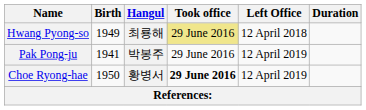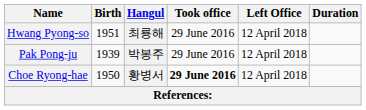(108, 33) 1949 -> (108, 33) 1951
(203, 33) khaki background -> (203, 33) no background
(108, 54) 1941 -> (108, 54) 1939
(274, 54) 12 April 2019 -> (274, 54) 12 April 2018
(274, 75) 12 April 2019 -> (274, 75) 12 April 2018
